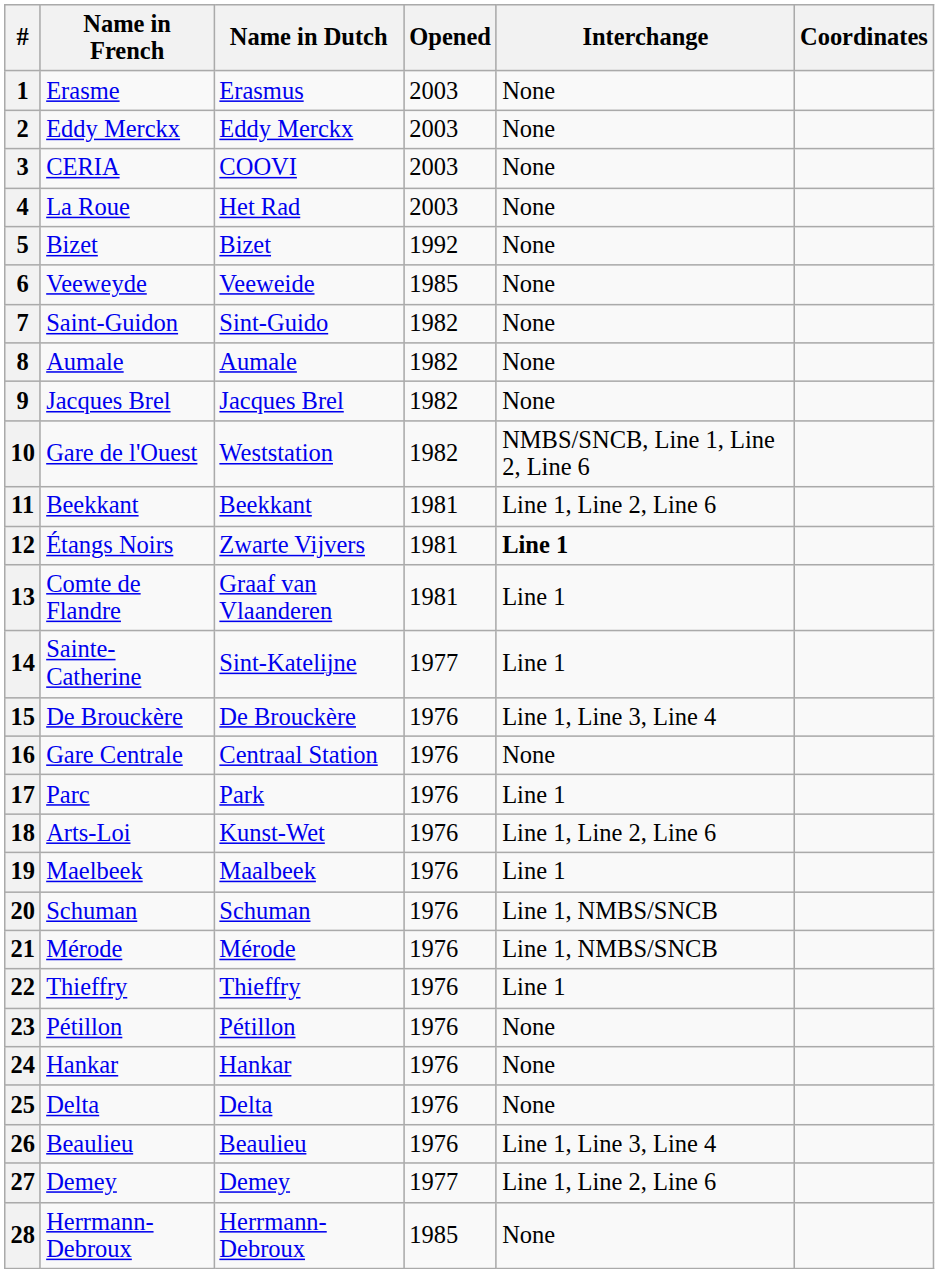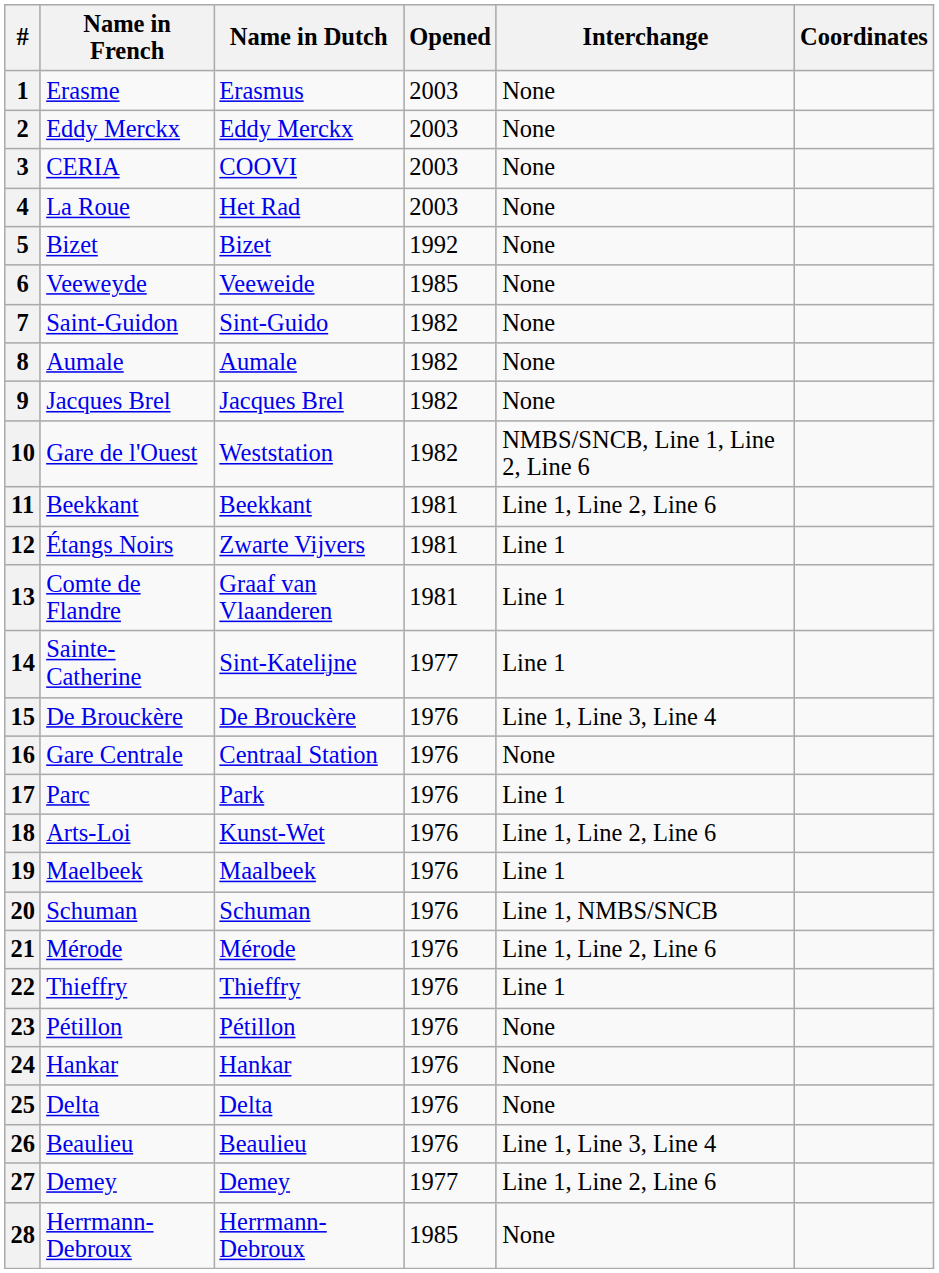(535, 544) bold -> (534, 544) normal
(610, 949) Line 1, NMBS/SNCB -> (609, 949) Line 1, Line 2, Line 6
